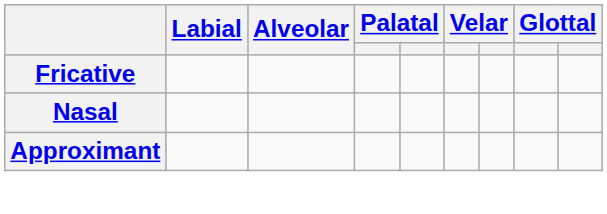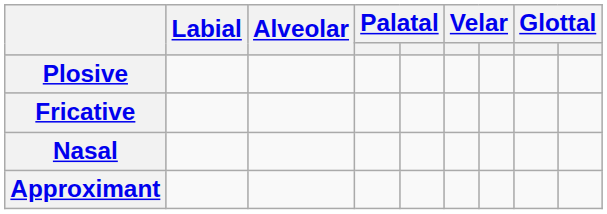+ row: (85, 73)
